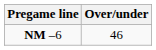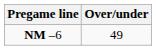(116, 34) 46 -> (116, 34) 49
